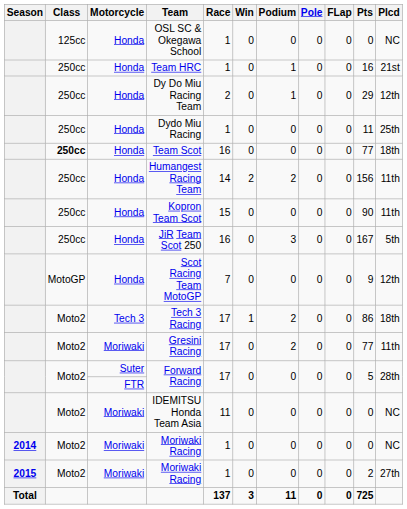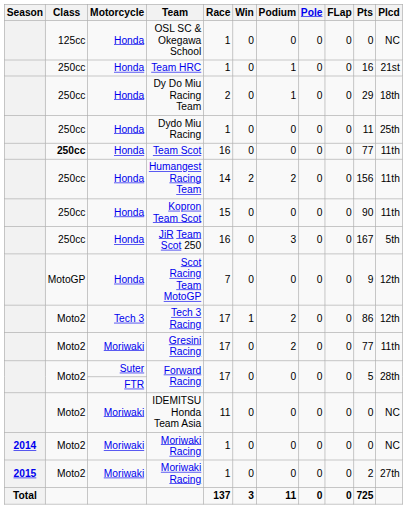(390, 95) 12th -> (390, 95) 18th
(390, 151) 18th -> (390, 151) 11th
(390, 319) 18th -> (390, 319) 12th
